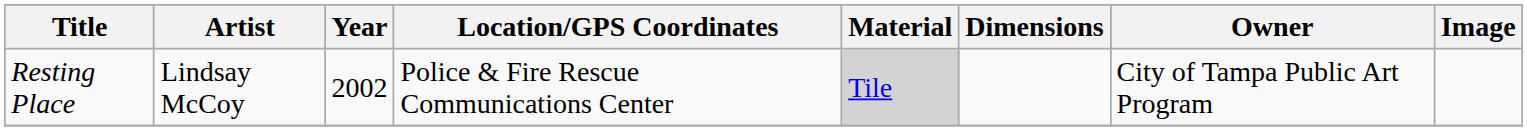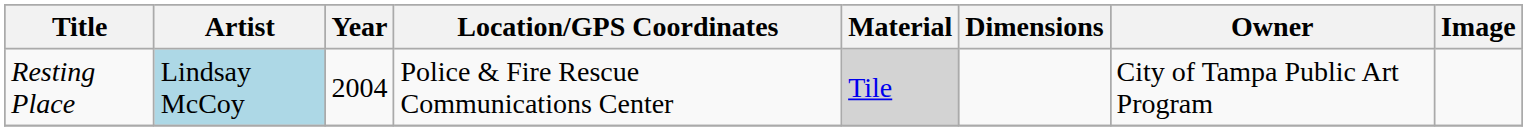(206, 86) no background -> (206, 86) lightblue background
(360, 86) 2002 -> (360, 86) 2004
